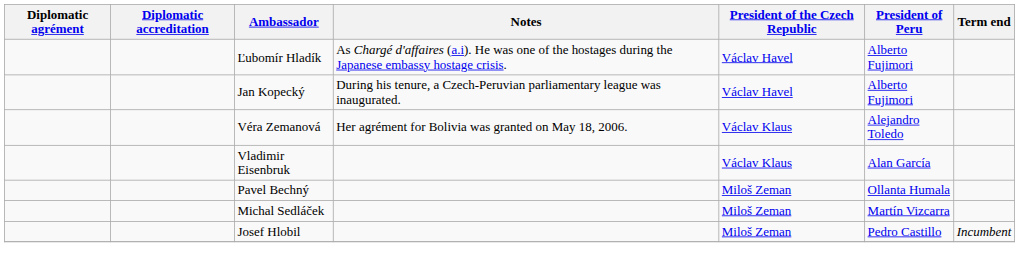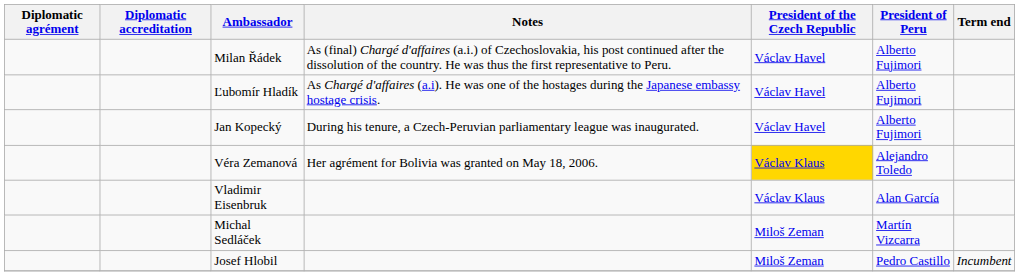+ row: (248, 57)
(757, 127) no background -> (789, 162) gold background
- row: (273, 190)
